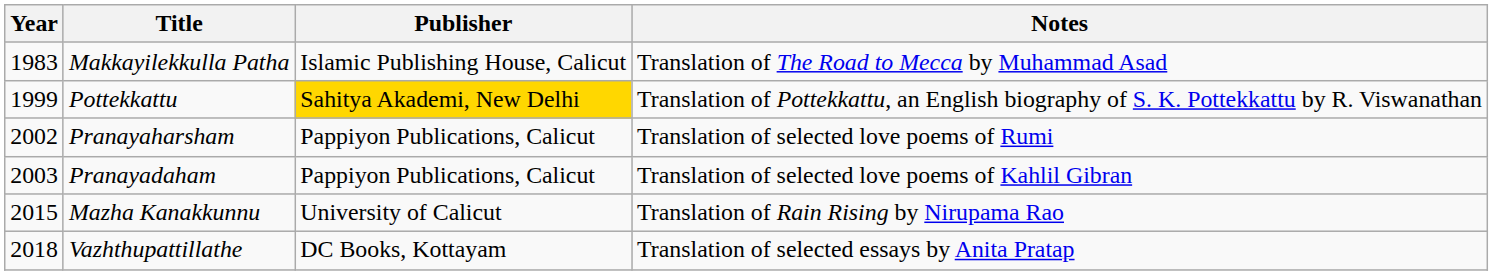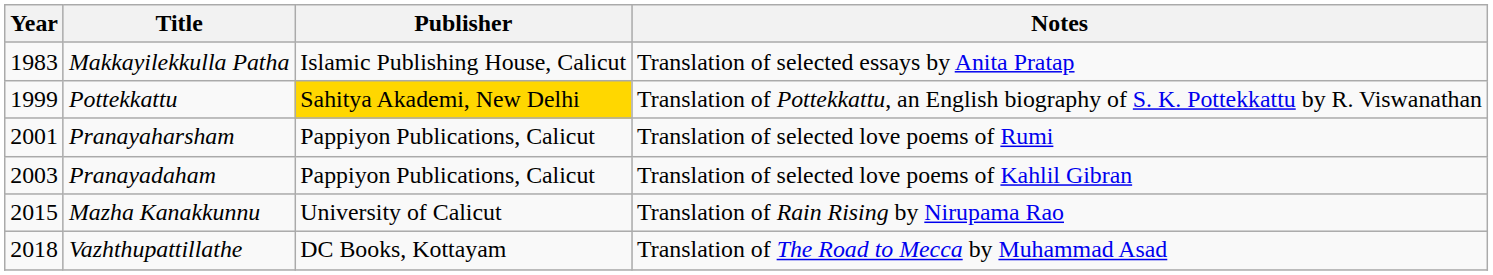(902, 61) Translation of The Road to Mecca by Muhammad Asad -> (856, 61) Translation of selected essays by Anita Pratap
(34, 136) 2002 -> (34, 136) 2001
(856, 250) Translation of selected essays by Anita Pratap -> (902, 250) Translation of The Road to Mecca by Muhammad Asad
